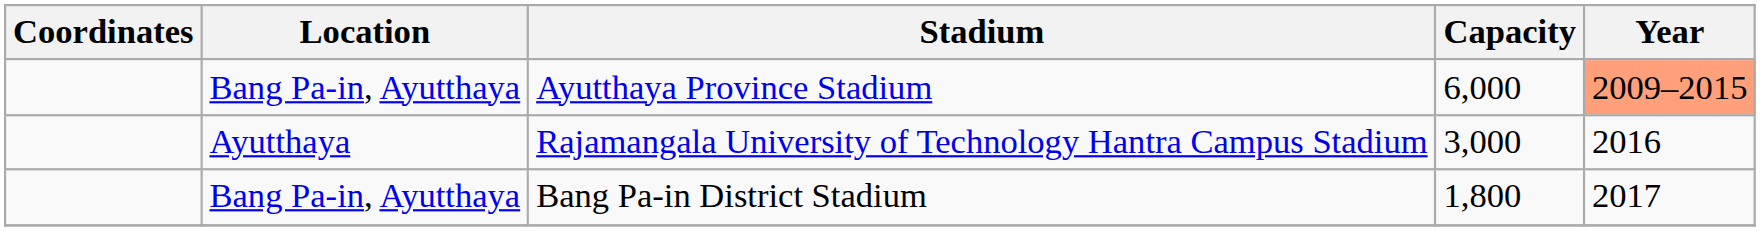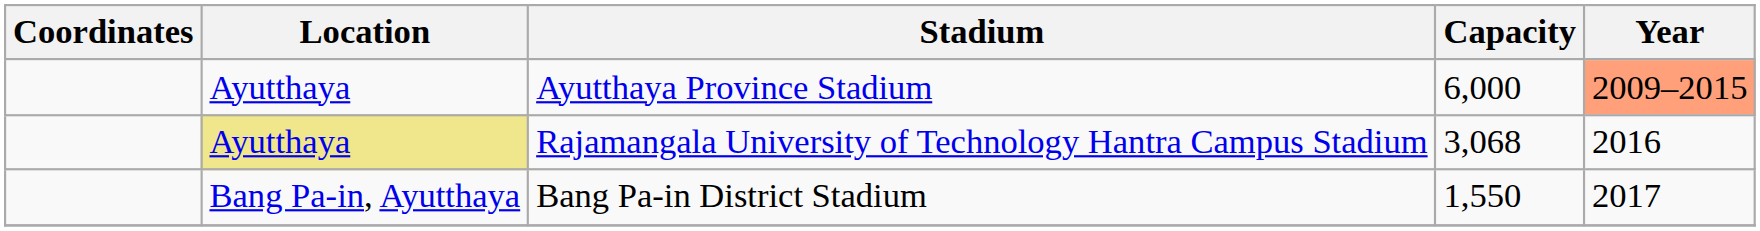(365, 86) Bang Pa-in, Ayutthaya -> (280, 86) Ayutthaya
(280, 141) no background -> (280, 141) khaki background
(1482, 141) 3,000 -> (1482, 141) 3,068
(1482, 196) 1,800 -> (1482, 196) 1,550
